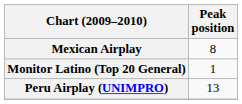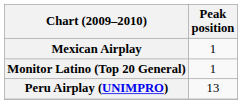(213, 48) 8 -> (213, 48) 1
